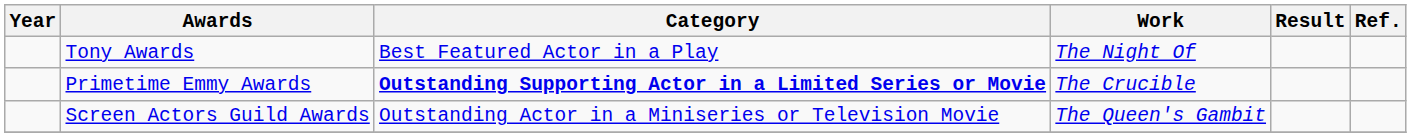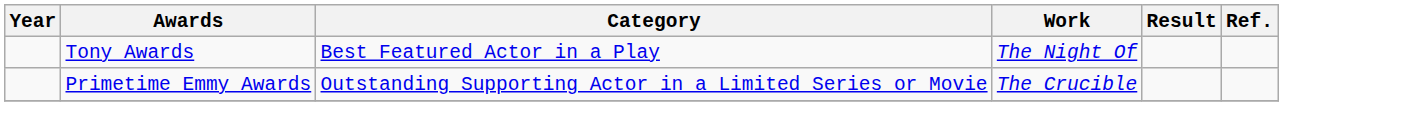(713, 84) bold -> (654, 84) normal
- row: (218, 116)
